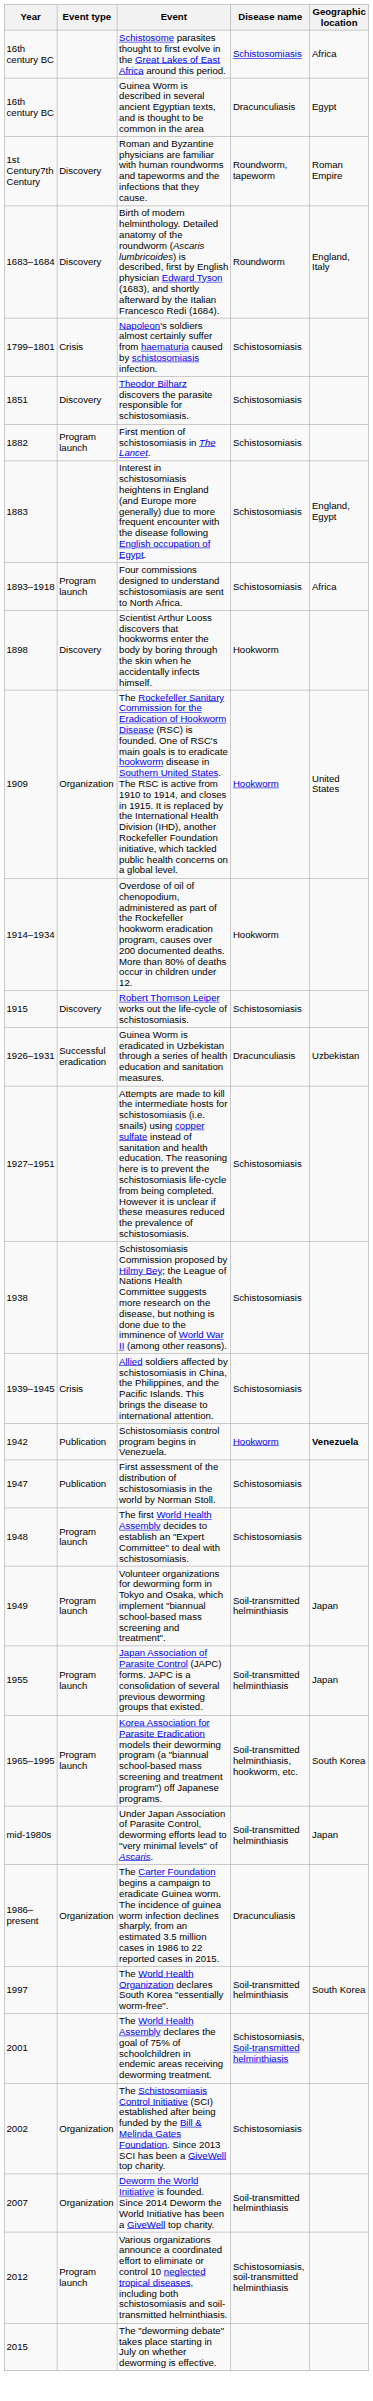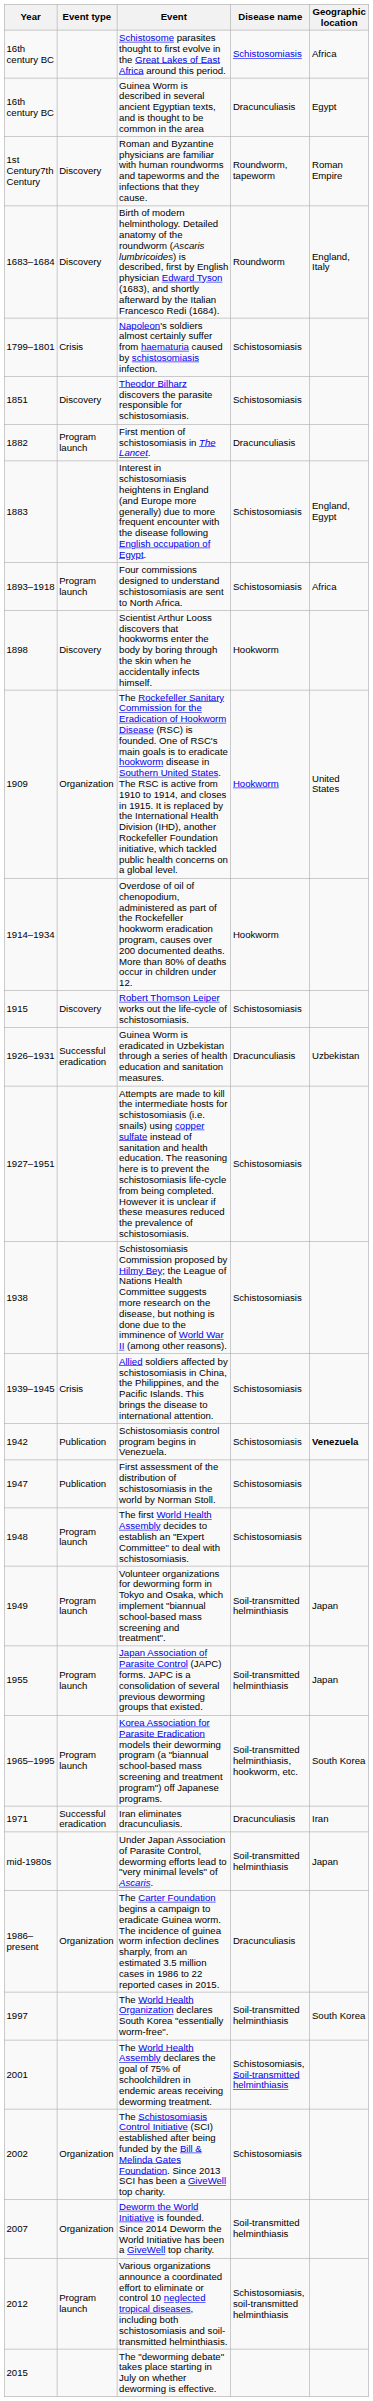(267, 442) Schistosomiasis -> (264, 442) Dracunculiasis
(256, 1441) Hookworm -> (267, 1441) Schistosomiasis
+ row: (151, 1819)
